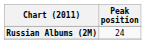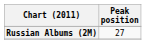(120, 33) 24 -> (120, 33) 27
